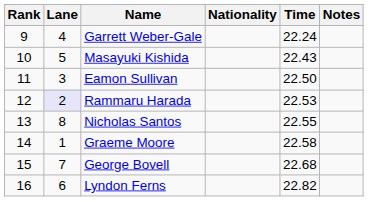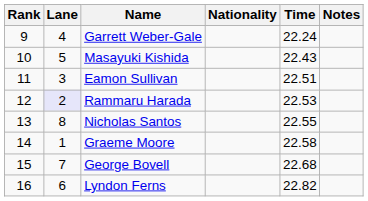(300, 79) 22.50 -> (300, 79) 22.51
